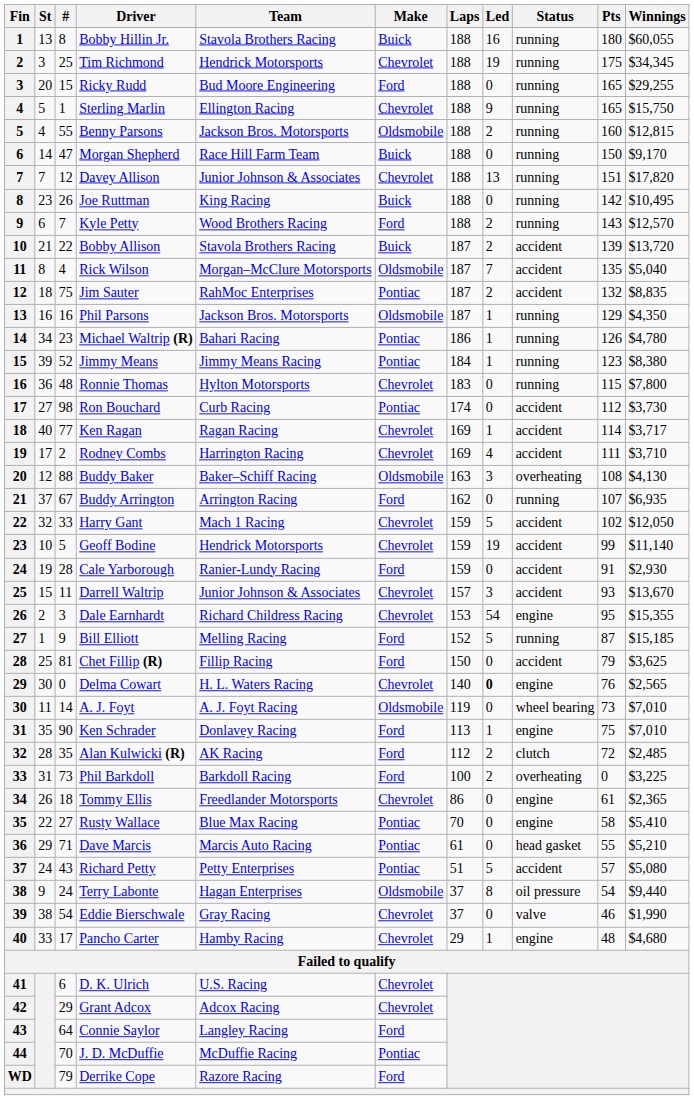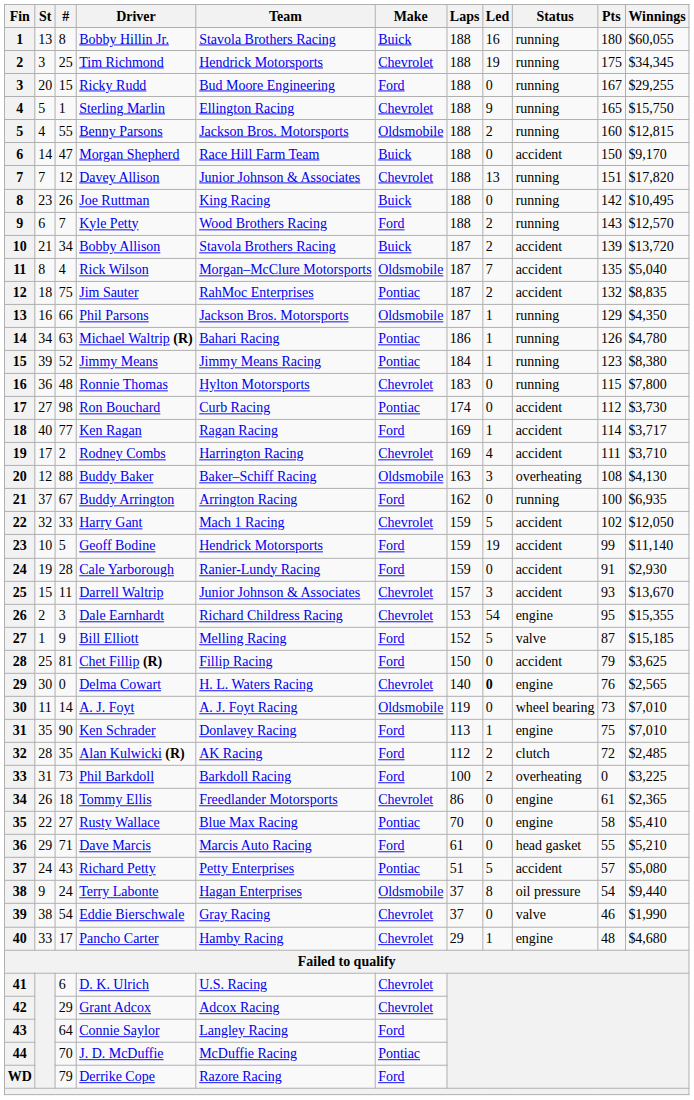(611, 85) 165 -> (611, 85) 167
(537, 154) running -> (539, 154) accident
(66, 246) 22 -> (66, 246) 34
(66, 315) 16 -> (66, 315) 66
(66, 339) 23 -> (66, 339) 63
(406, 431) Chevrolet -> (391, 431) Ford
(611, 500) 107 -> (611, 500) 100
(406, 546) Chevrolet -> (391, 546) Ford
(537, 638) running -> (531, 638) valve
(399, 846) Pontiac -> (391, 846) Ford
